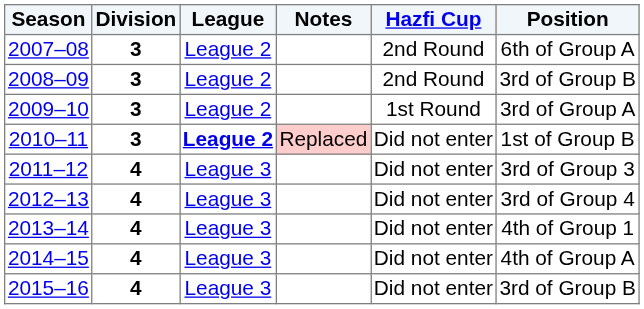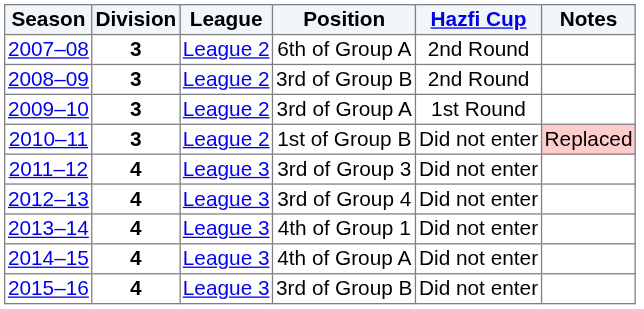columns swapped: (568, 19) <-> (323, 19)
(228, 139) bold -> (226, 139) normal
